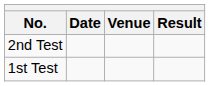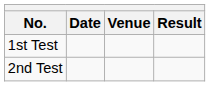rows swapped: (33, 68) <-> (35, 45)
